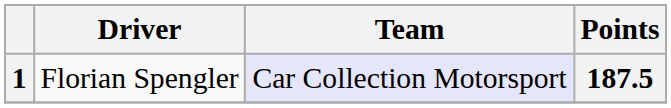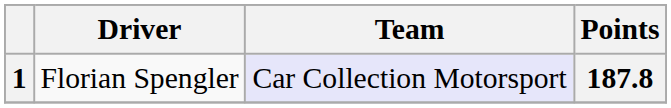(620, 77) 187.5 -> (620, 77) 187.8
